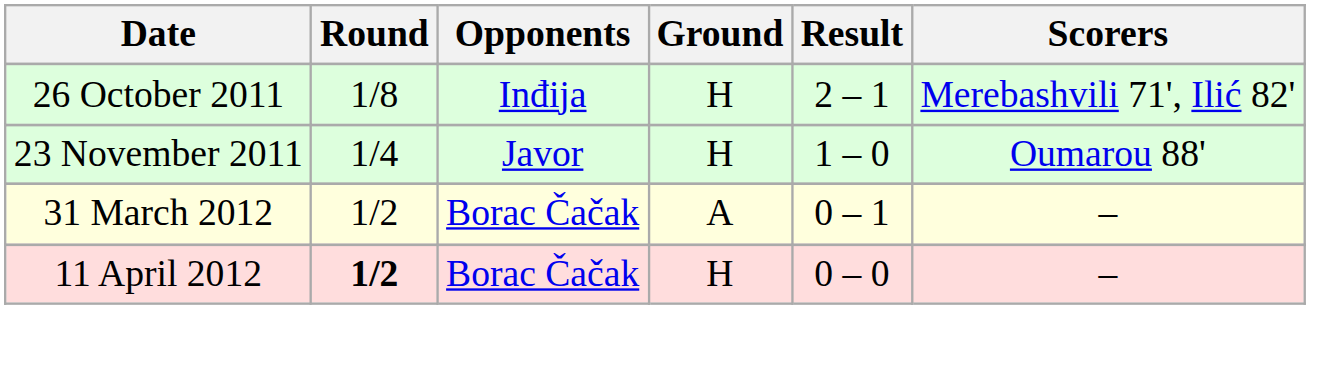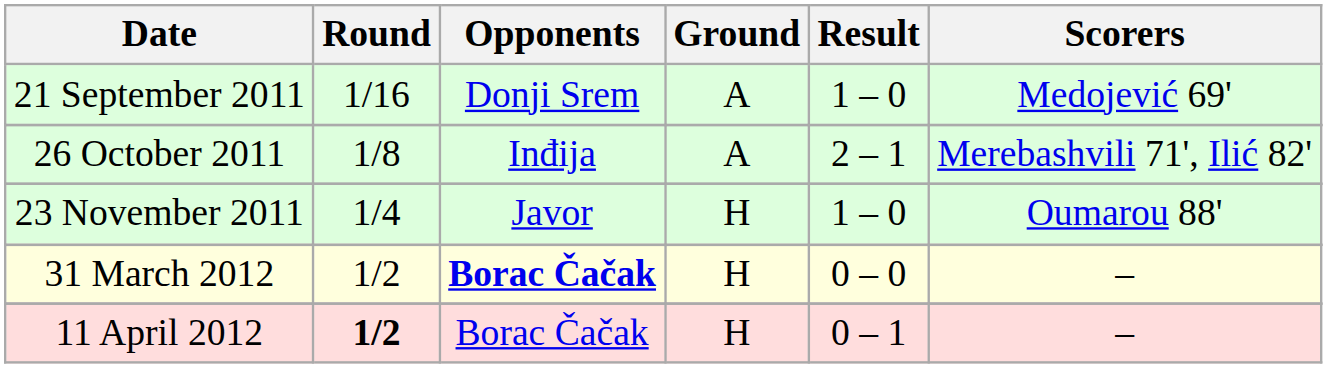+ row: (159, 93)
(720, 93) H -> (737, 153) A
(543, 213) normal -> (552, 272) bold
(720, 213) A -> (737, 272) H
(852, 213) 0 – 1 -> (869, 272) 0 – 0
(852, 272) 0 – 0 -> (869, 332) 0 – 1
